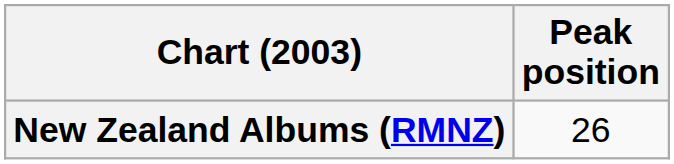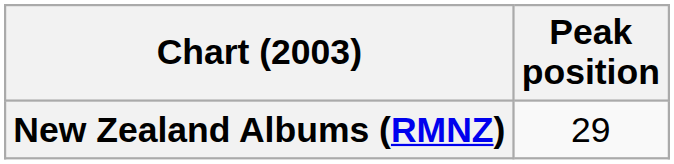(591, 128) 26 -> (591, 128) 29
